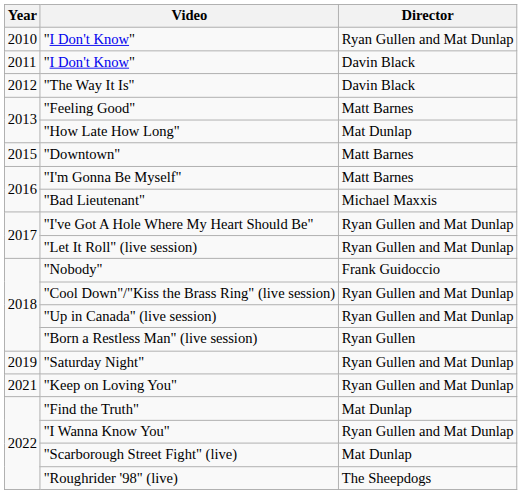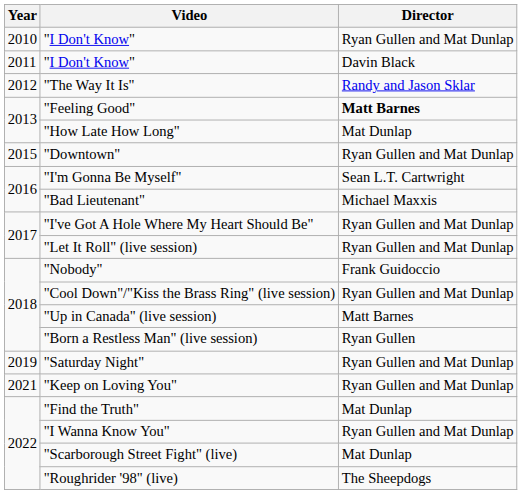(378, 85) Davin Black -> (408, 85) Randy and Jason Sklar
(378, 108) normal -> (381, 108) bold
(378, 154) Matt Barnes -> (428, 154) Ryan Gullen and Mat Dunlap
(378, 177) Matt Barnes -> (403, 177) Sean L.T. Cartwright
(428, 316) Ryan Gullen and Mat Dunlap -> (378, 316) Matt Barnes
